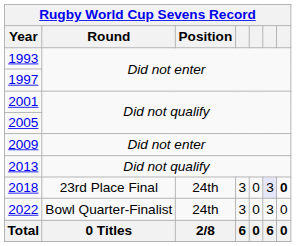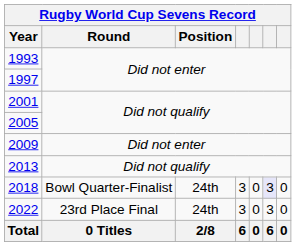(109, 187) 23rd Place Final -> (109, 187) Bowl Quarter-Finalist
(284, 187) bold -> (284, 187) normal
(109, 209) Bowl Quarter-Finalist -> (109, 209) 23rd Place Final
